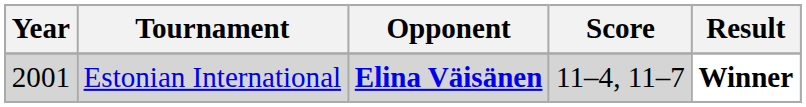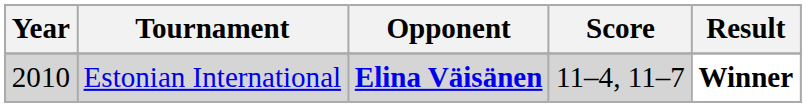(41, 76) 2001 -> (41, 76) 2010
